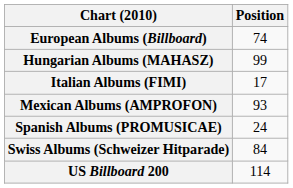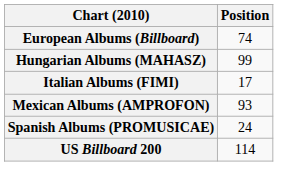- row: (118, 149)
